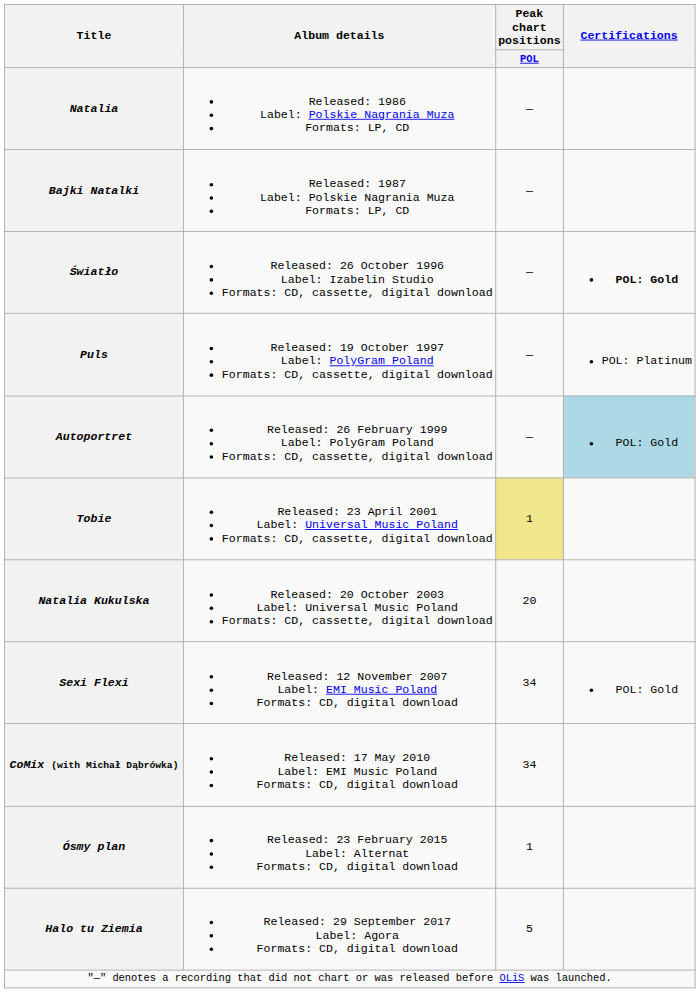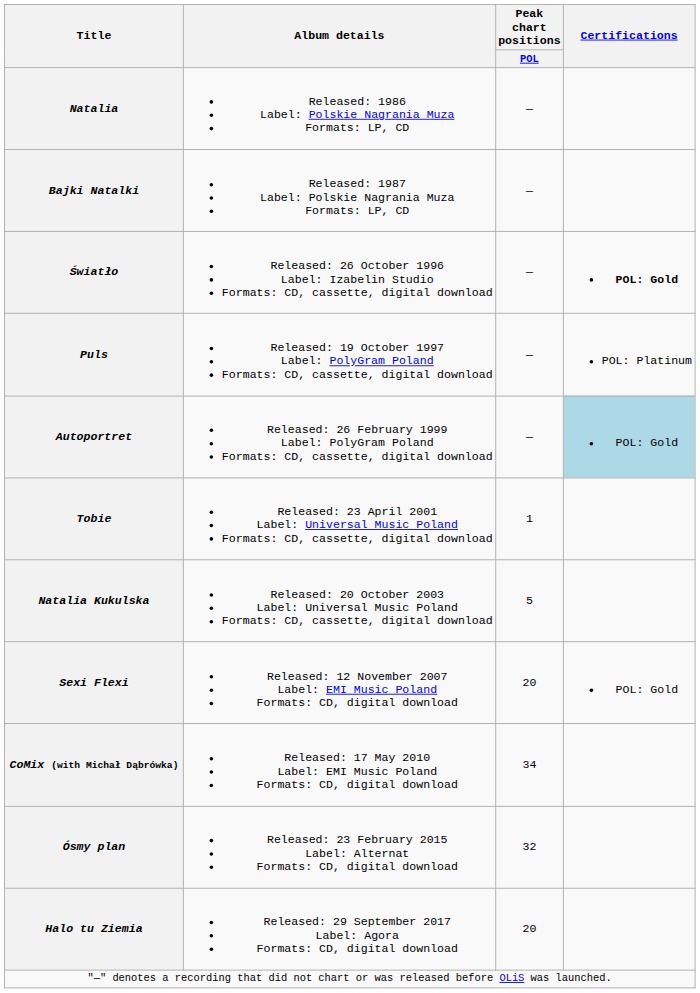(529, 519) khaki background -> (529, 519) no background
(529, 601) 20 -> (529, 601) 5
(529, 683) 34 -> (529, 683) 20
(529, 847) 1 -> (529, 847) 32
(529, 929) 5 -> (529, 929) 20
